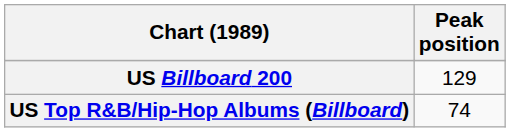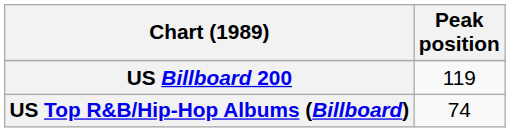(459, 77) 129 -> (459, 77) 119
